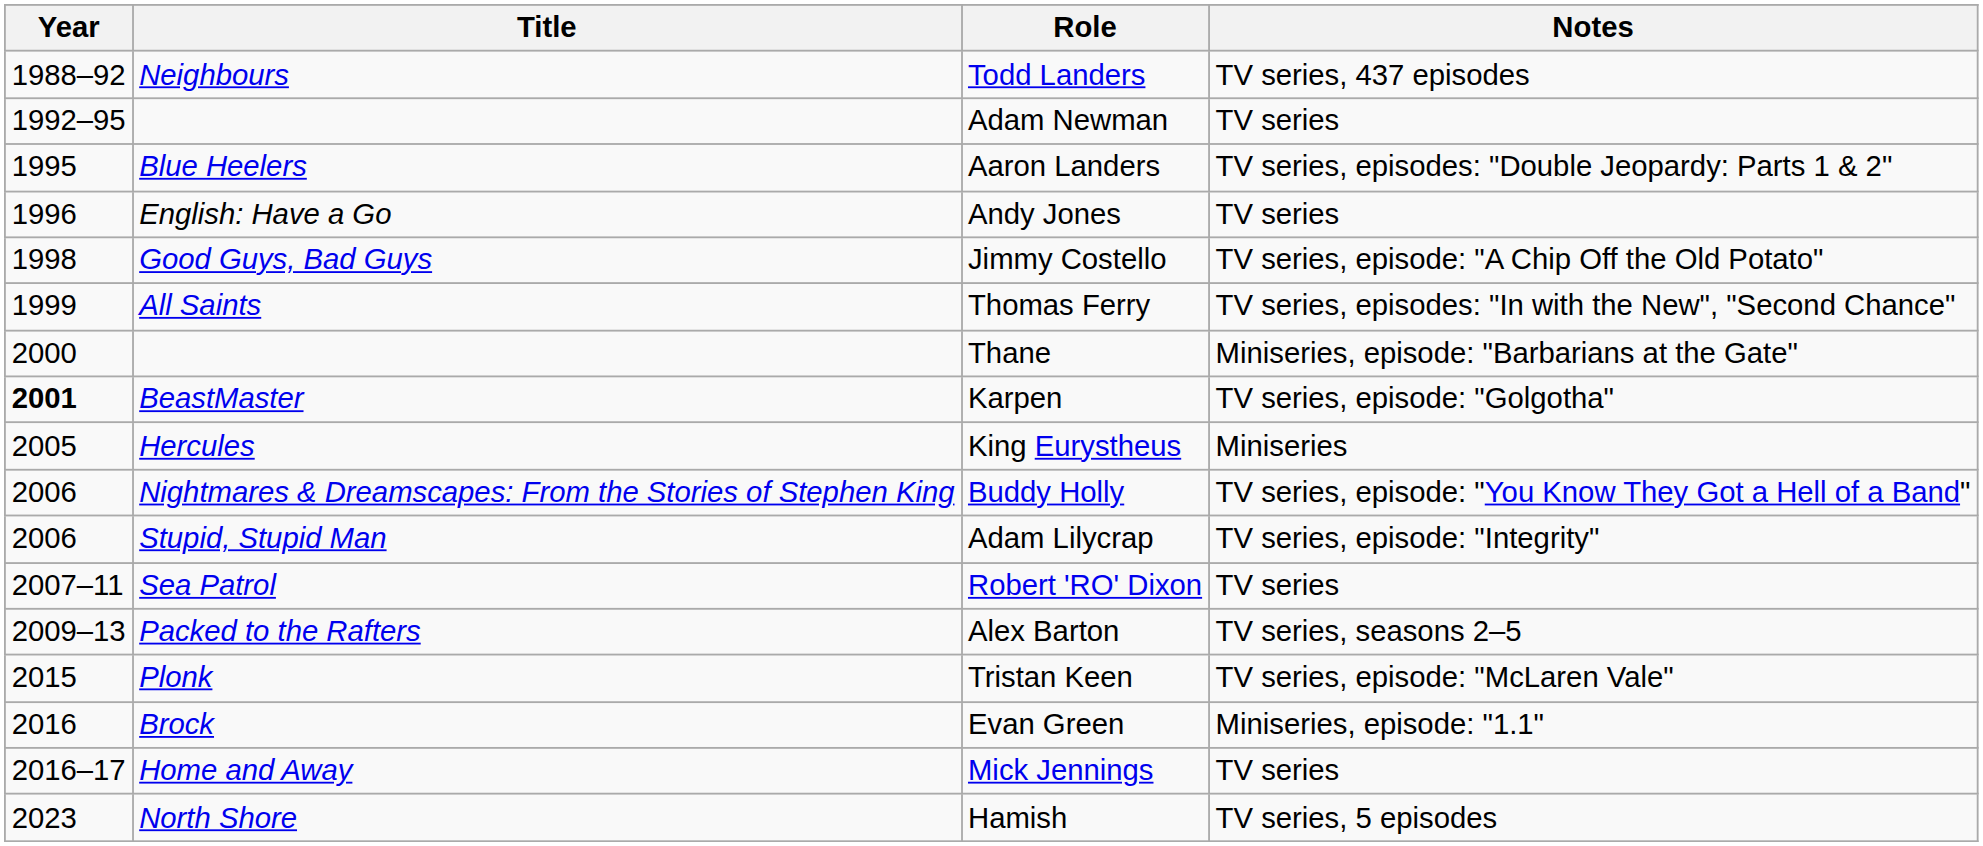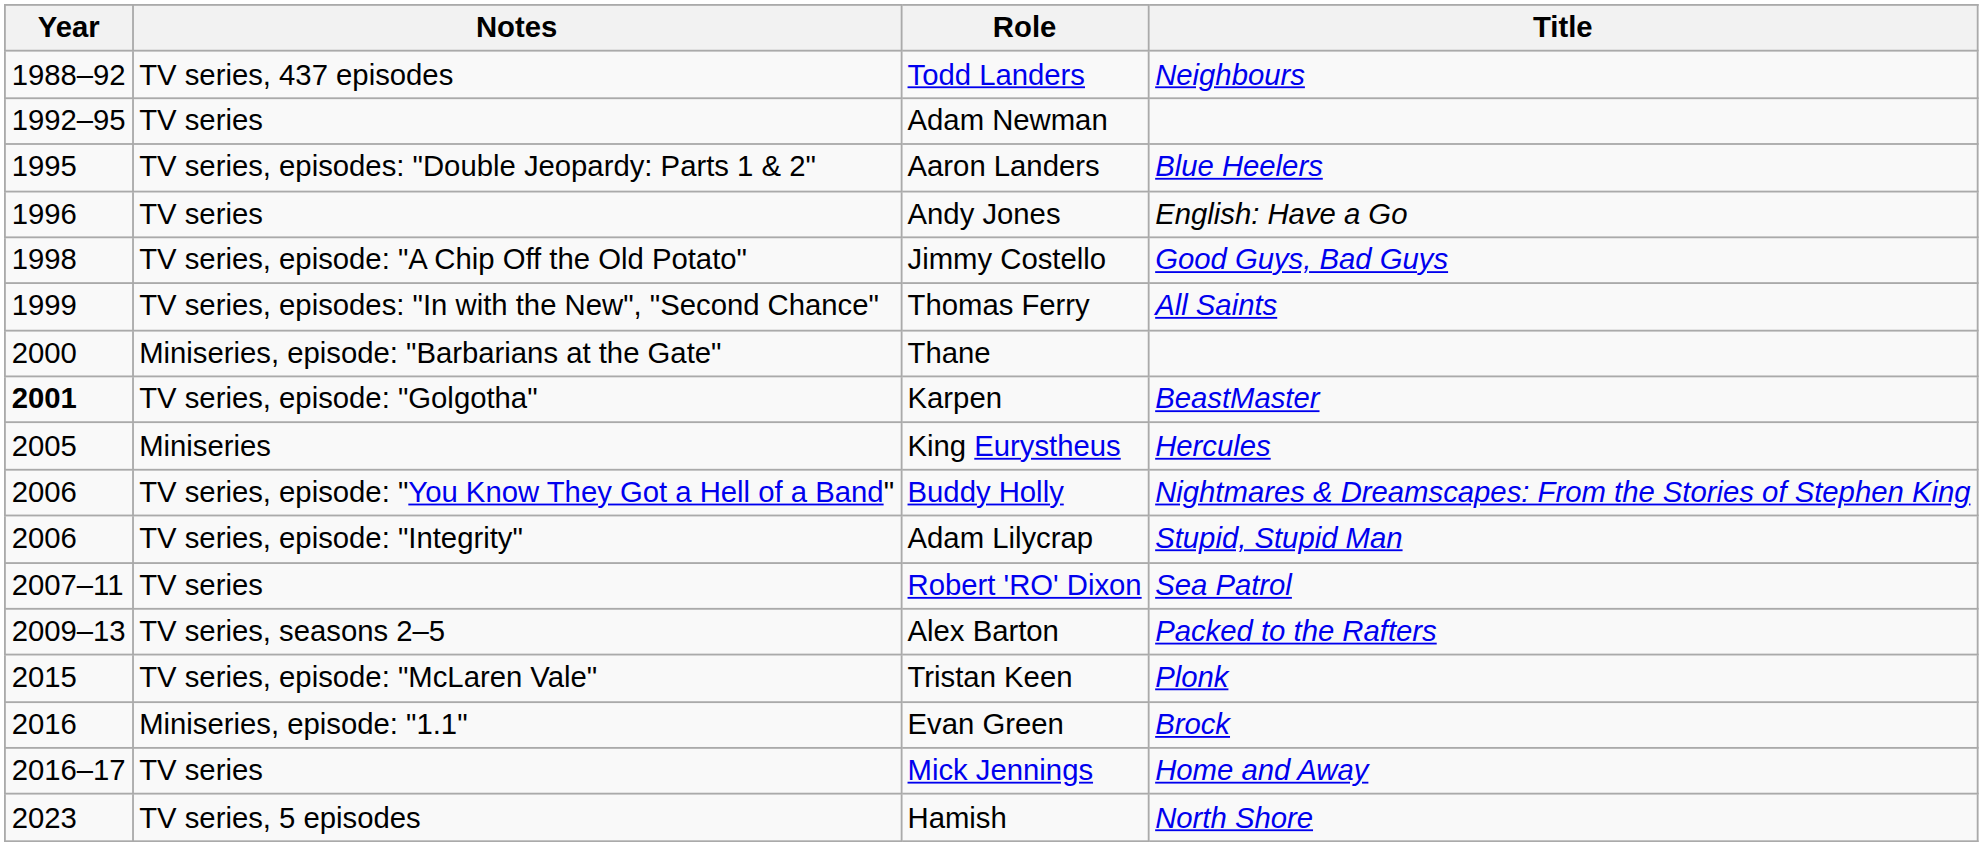columns swapped: (547, 27) <-> (1593, 27)
